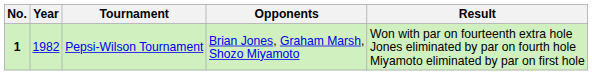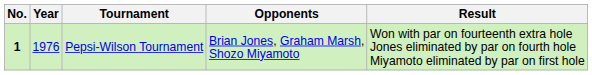(46, 47) 1982 -> (46, 47) 1976
